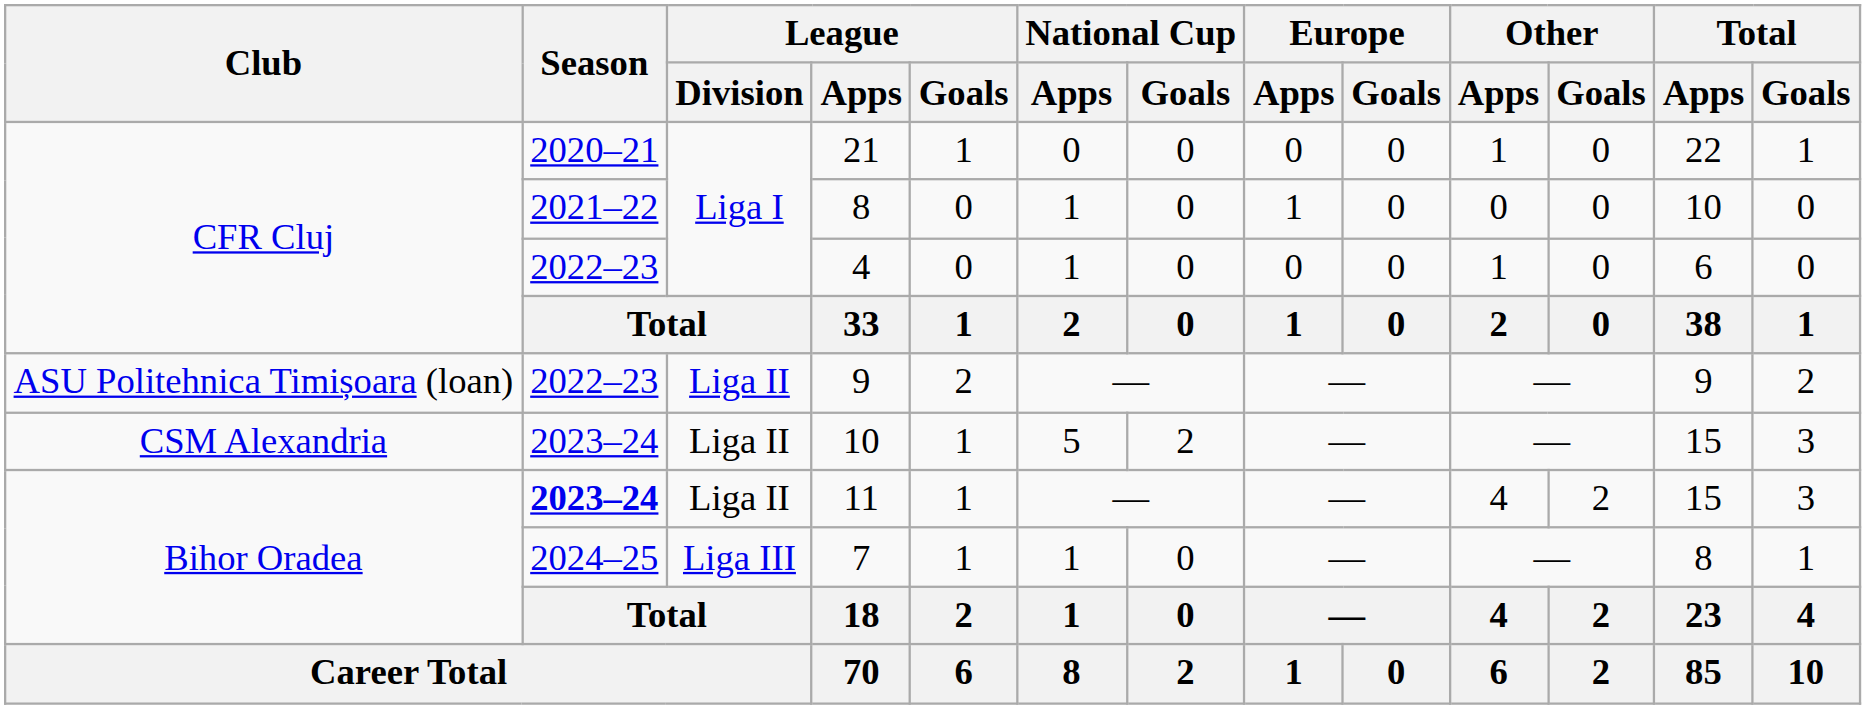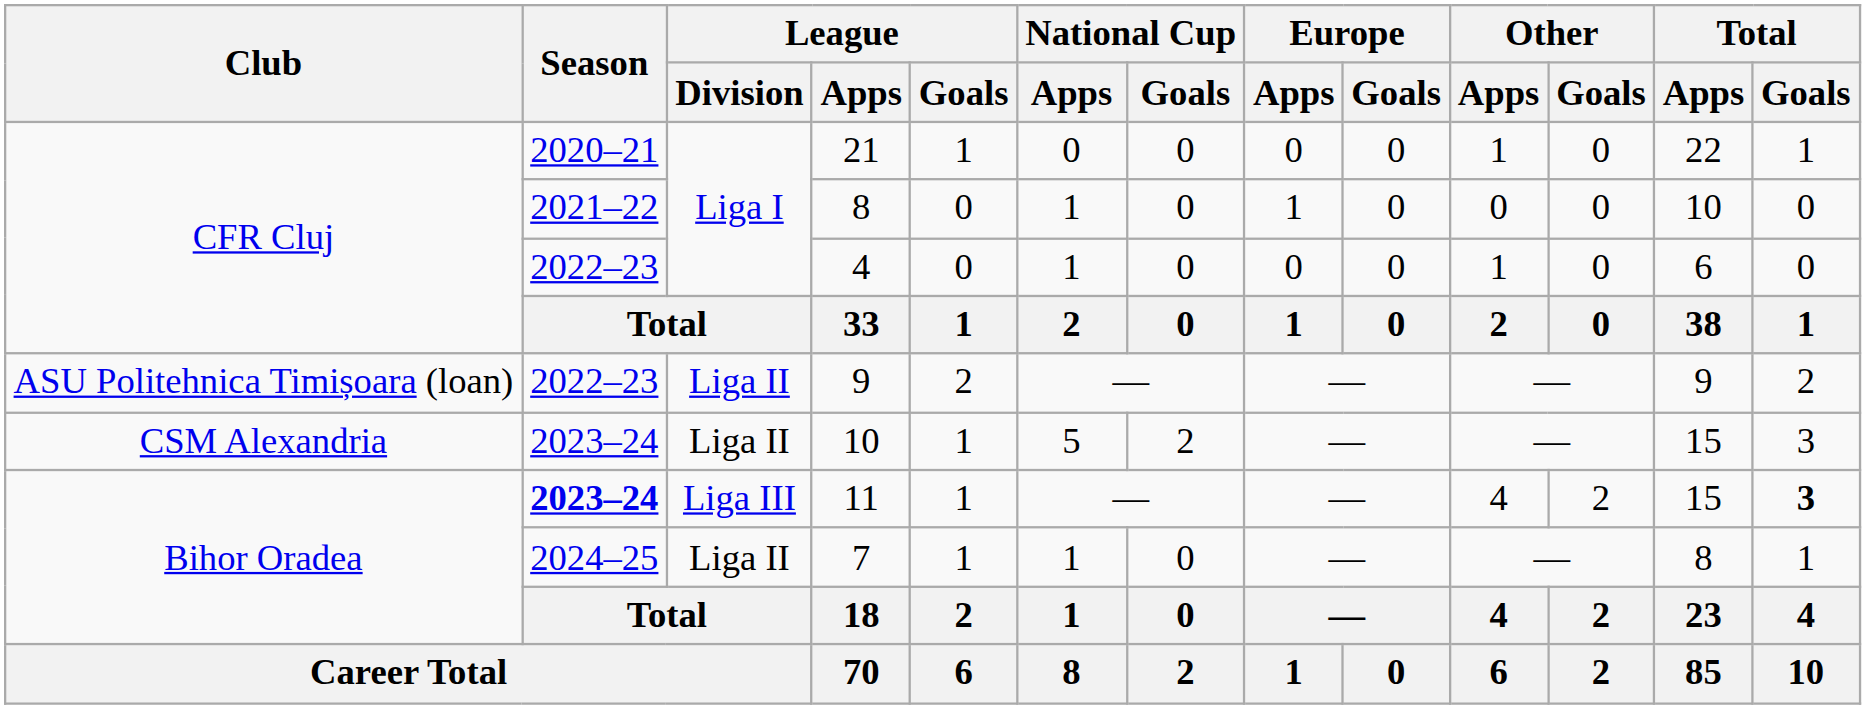(739, 498) Liga II -> (739, 498) Liga III
(1806, 498) normal -> (1806, 498) bold
(739, 556) Liga III -> (739, 556) Liga II
